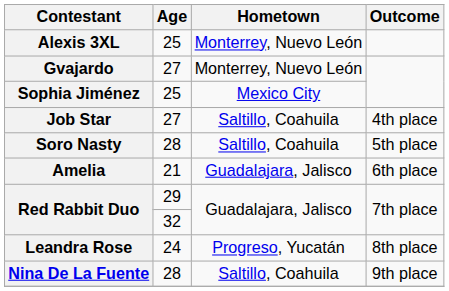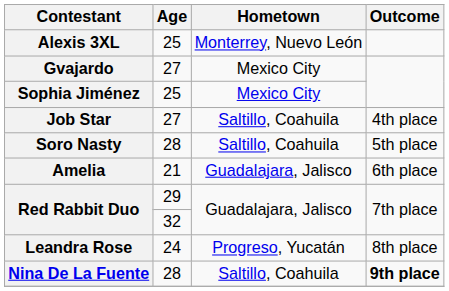(278, 68) Monterrey, Nuevo León -> (278, 68) Mexico City
(405, 273) normal -> (405, 273) bold
